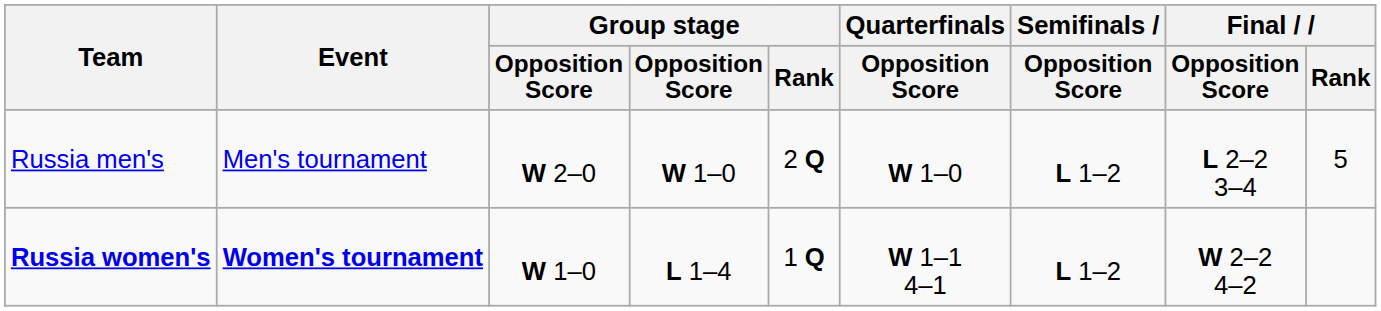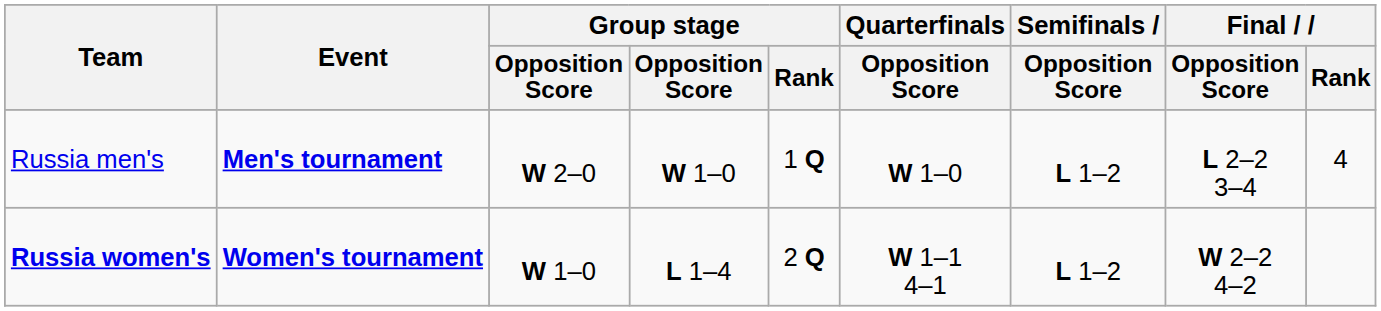(325, 159) normal -> (332, 159) bold
(804, 159) 2 Q -> (804, 159) 1 Q
(1341, 159) 5 -> (1341, 159) 4
(804, 257) 1 Q -> (804, 257) 2 Q
